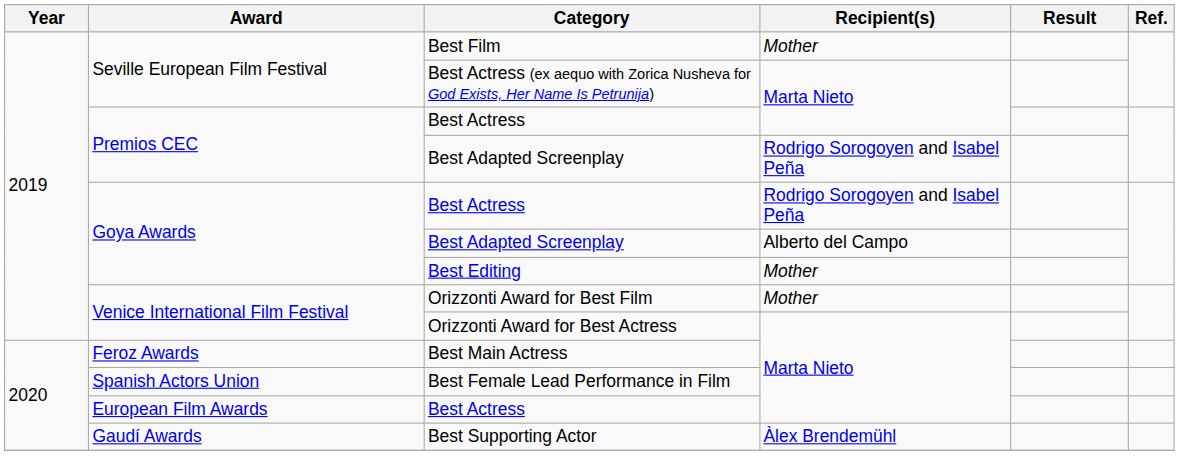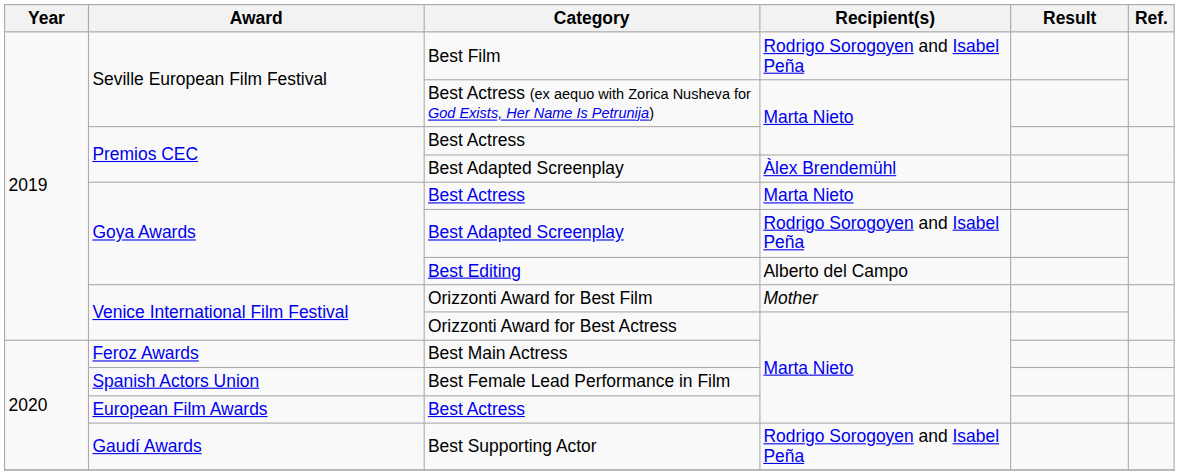(791, 45) Mother -> (881, 55) Rodrigo Sorogoyen and Isabel Peña
(881, 158) Rodrigo Sorogoyen and Isabel Peña -> (830, 168) Àlex Brendemühl
(881, 205) Rodrigo Sorogoyen and Isabel Peña -> (808, 195) Marta Nieto
(836, 243) Alberto del Campo -> (881, 233) Rodrigo Sorogoyen and Isabel Peña
(791, 270) Mother -> (836, 270) Alberto del Campo
(830, 436) Àlex Brendemühl -> (881, 446) Rodrigo Sorogoyen and Isabel Peña
